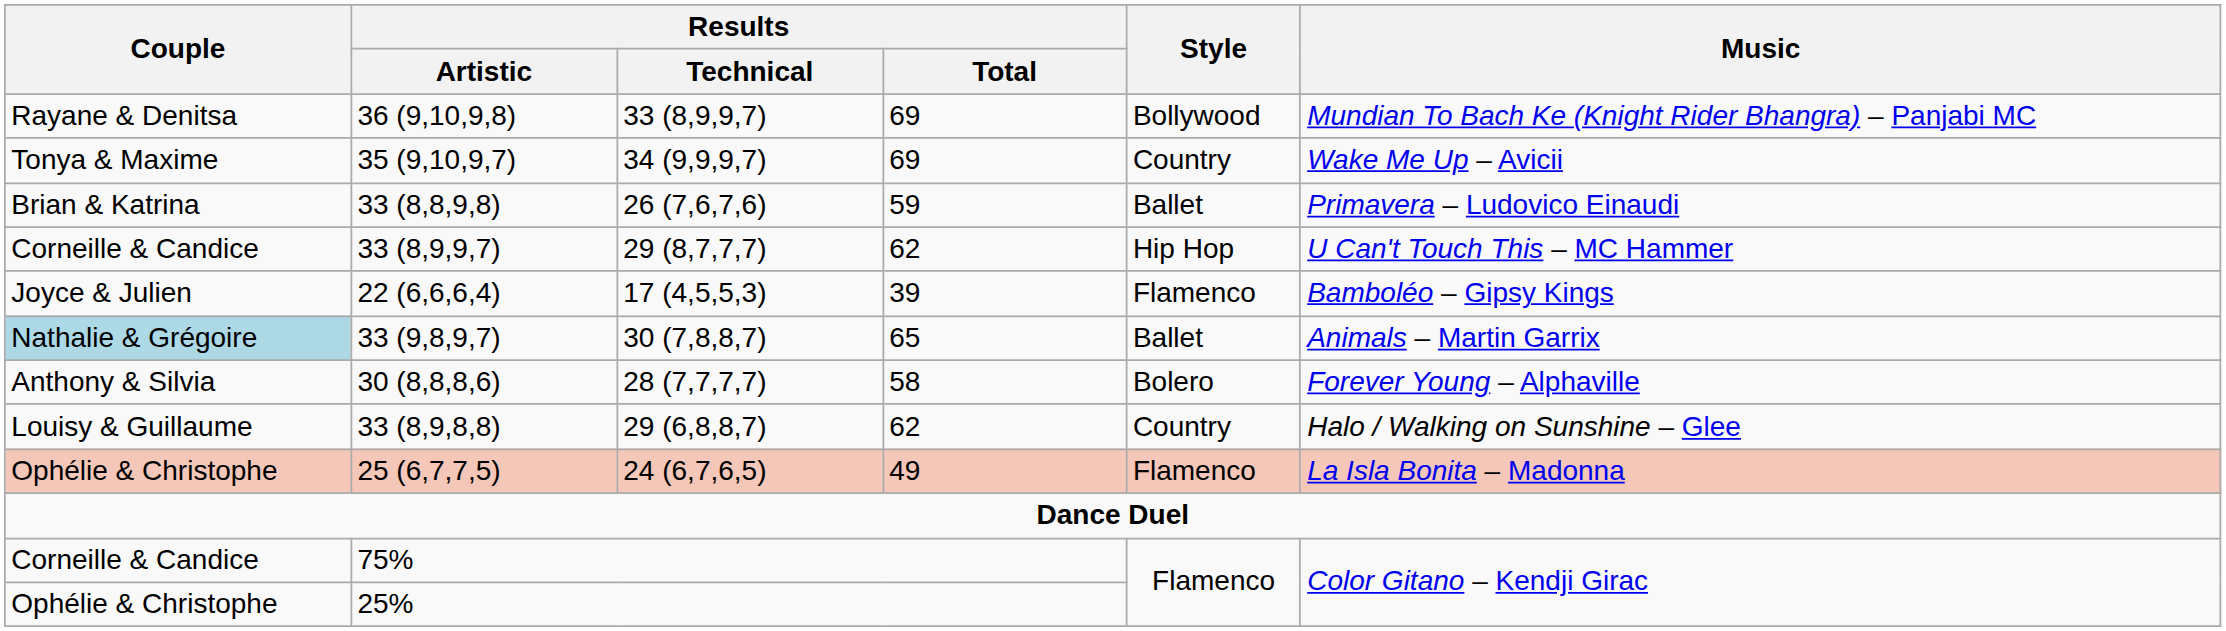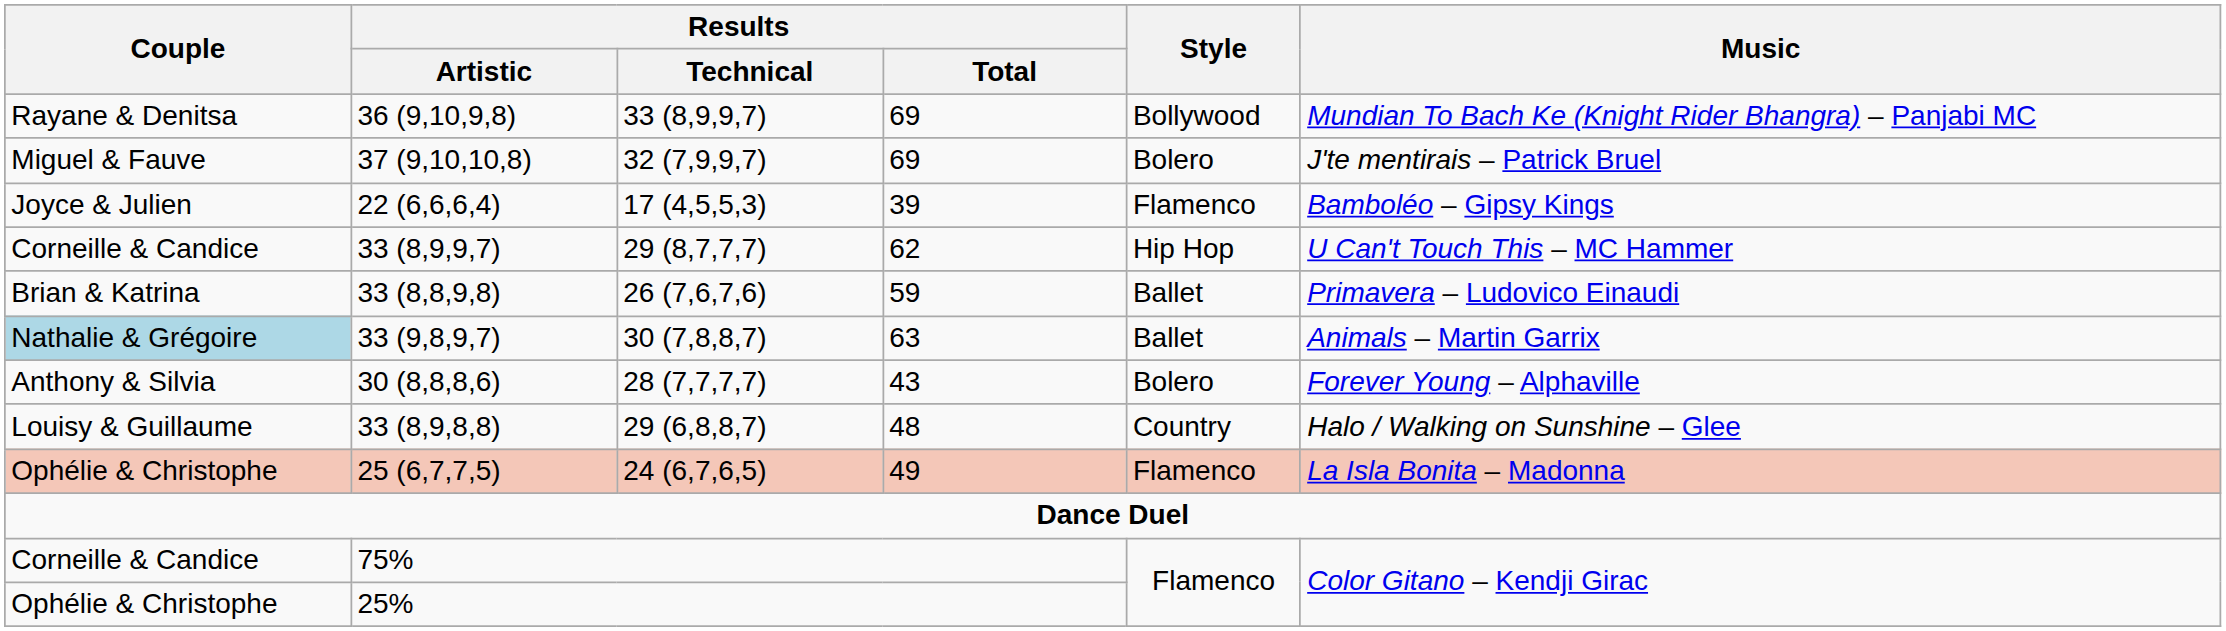+ row: (445, 159)
- row: (437, 159)
rows swapped: (429, 204) <-> (429, 293)
(905, 337) 65 -> (905, 337) 63
(905, 381) 58 -> (905, 381) 43
(905, 426) 62 -> (905, 426) 48
